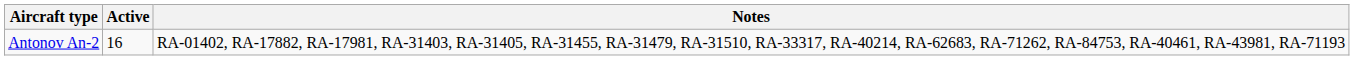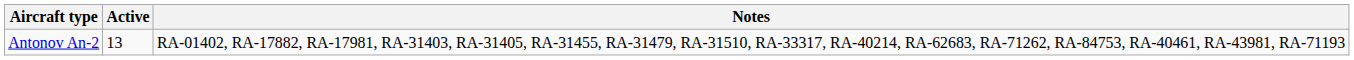(114, 42) 16 -> (114, 42) 13
